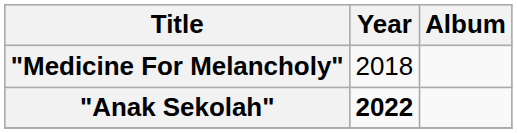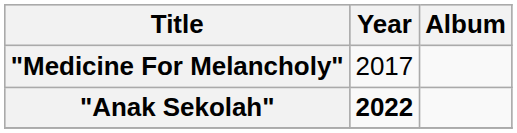(384, 66) 2018 -> (384, 66) 2017
